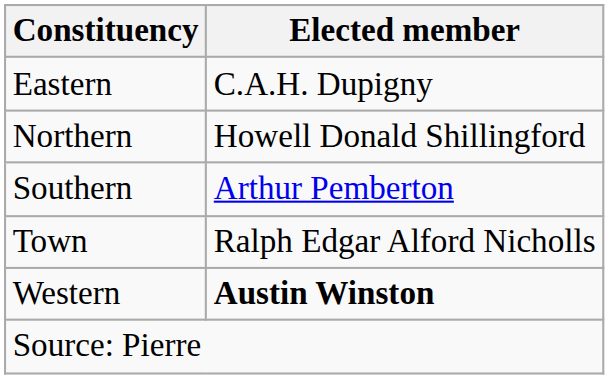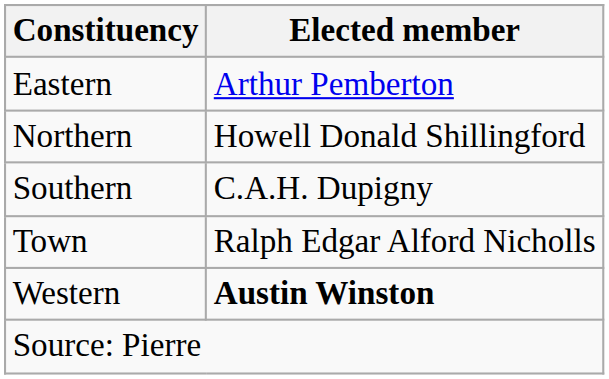(323, 83) C.A.H. Dupigny -> (334, 83) Arthur Pemberton
(334, 188) Arthur Pemberton -> (323, 188) C.A.H. Dupigny
